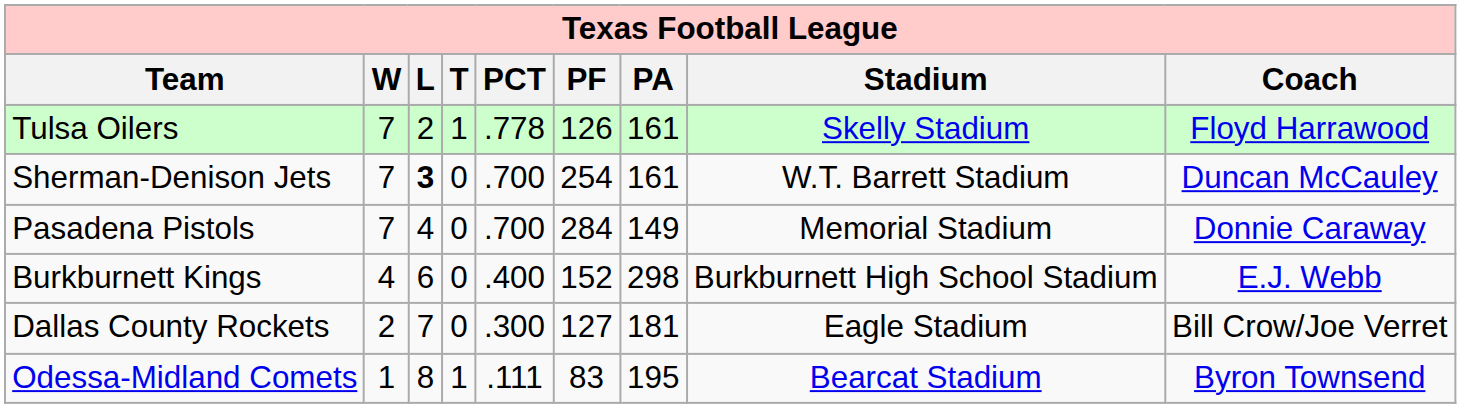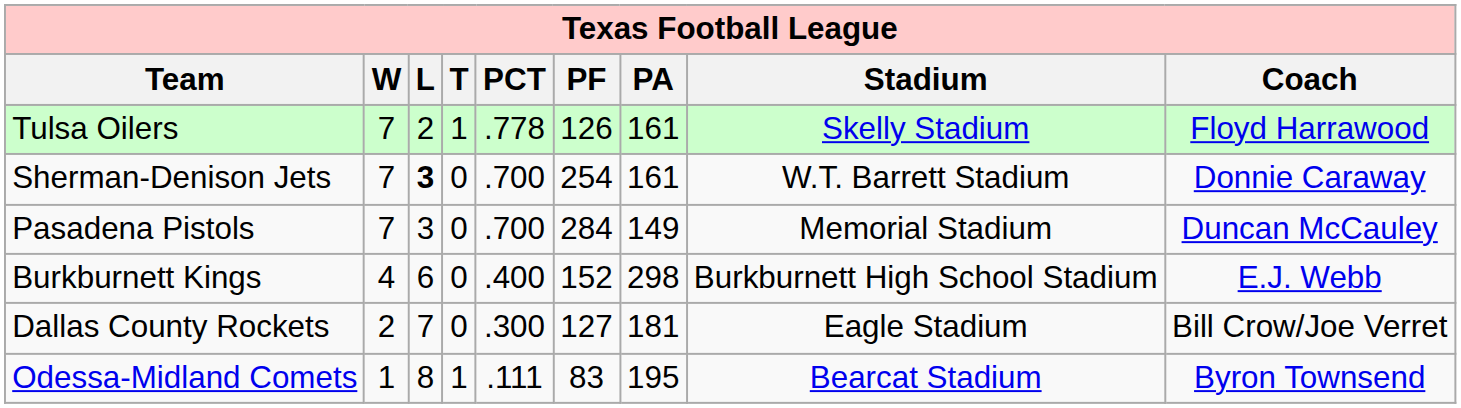(1310, 178) Duncan McCauley -> (1310, 178) Donnie Caraway
(425, 228) 4 -> (425, 228) 3
(1310, 228) Donnie Caraway -> (1310, 228) Duncan McCauley
